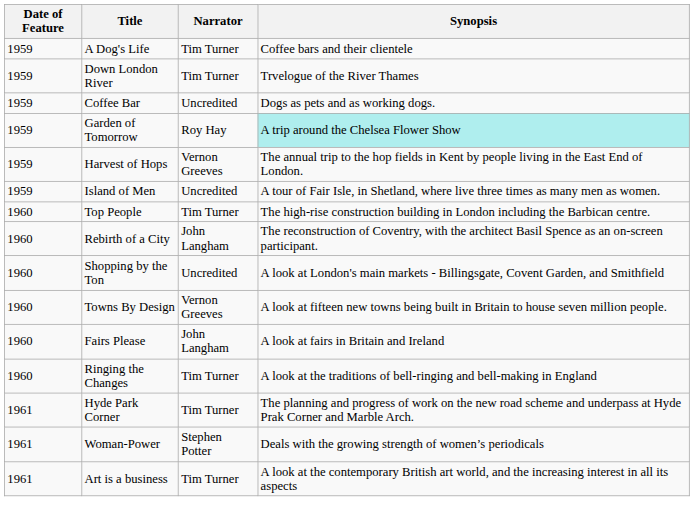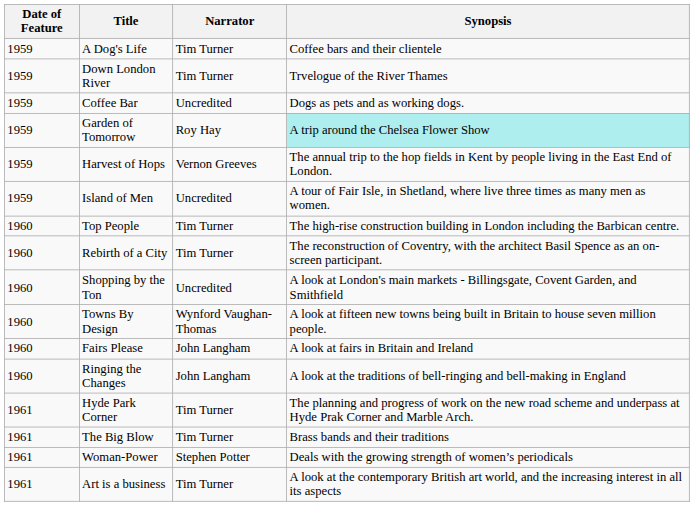(205, 238) John Langham -> (204, 253) Tim Turner
(202, 307) Vernon Greeves -> (224, 321) Wynford Vaughan-Thomas
(210, 375) Tim Turner -> (213, 375) John Langham
+ row: (118, 437)
